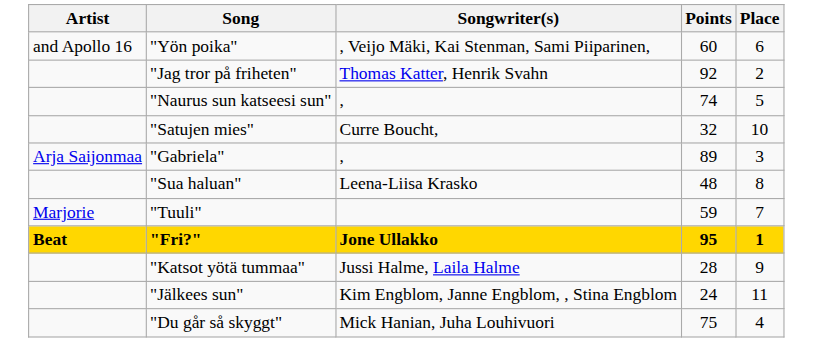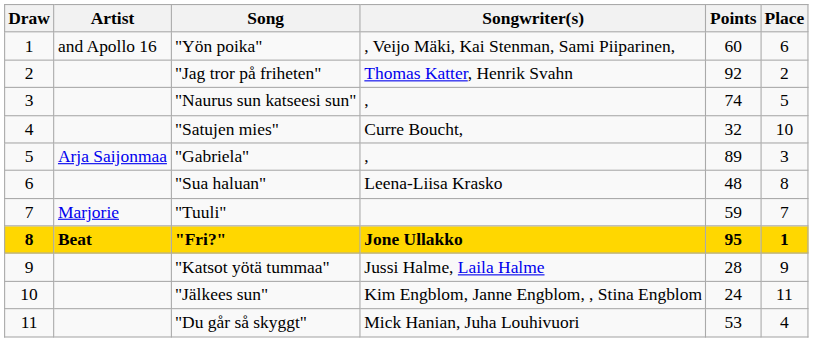+ column: (29, 18)
(708, 322) 75 -> (733, 322) 53
